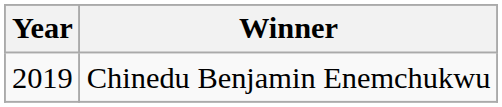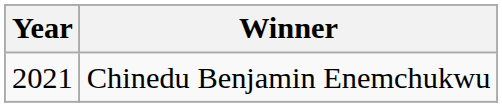(42, 76) 2019 -> (42, 76) 2021
